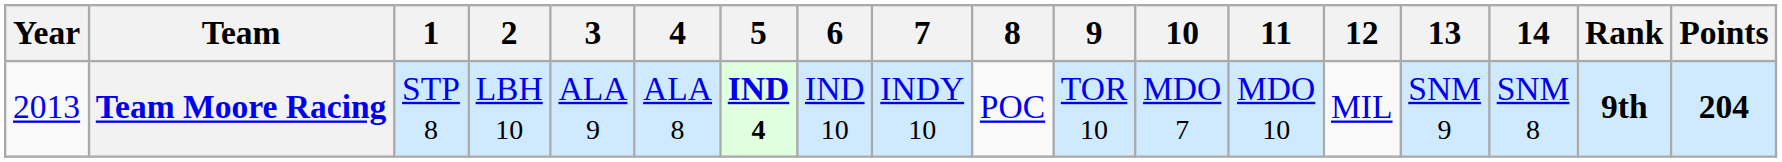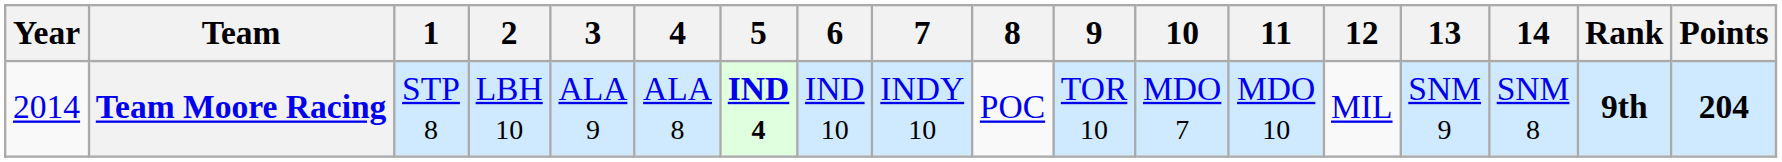(47, 107) 2013 -> (47, 107) 2014
